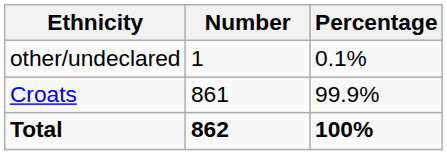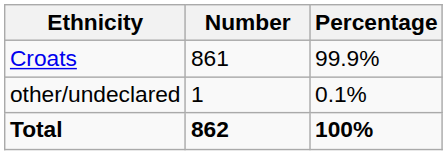rows swapped: (43, 94) <-> (95, 58)
